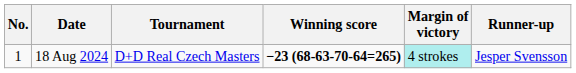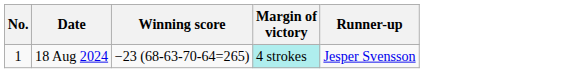- column: (187, 24)
(334, 56) bold -> (182, 56) normal
